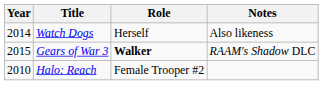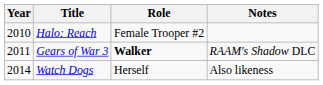rows swapped: (66, 70) <-> (65, 32)
(19, 51) 2015 -> (19, 51) 2011
